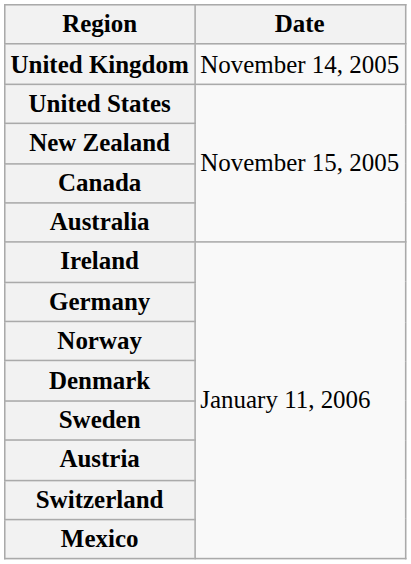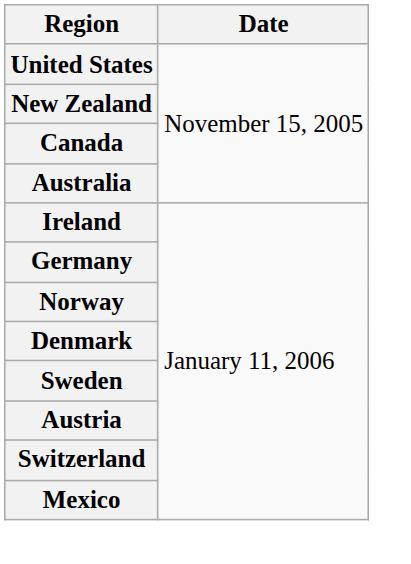- row: (100, 63)
